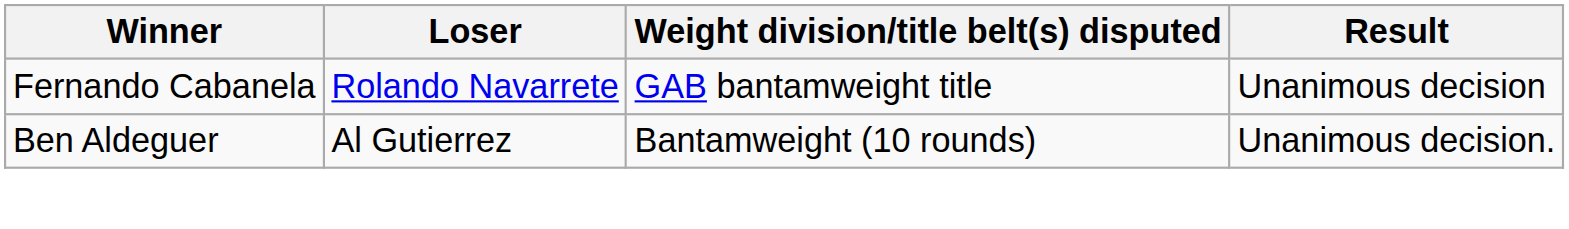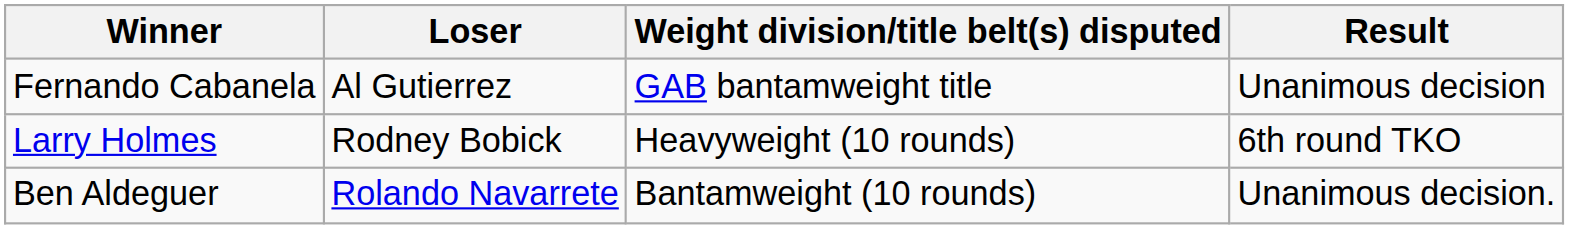(475, 85) Rolando Navarrete -> (422, 85) Al Gutierrez
+ row: (115, 140)
(422, 140) Al Gutierrez -> (475, 194) Rolando Navarrete
